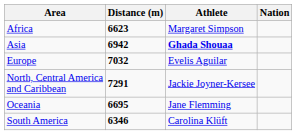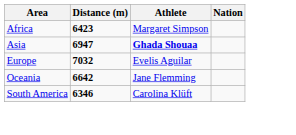(118, 28) 6623 -> (83, 28) 6423
(118, 45) 6942 -> (83, 45) 6947
- row: (55, 83)
(118, 105) 6695 -> (83, 77) 6642
